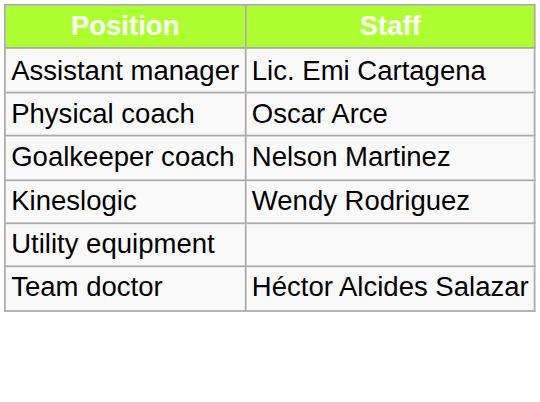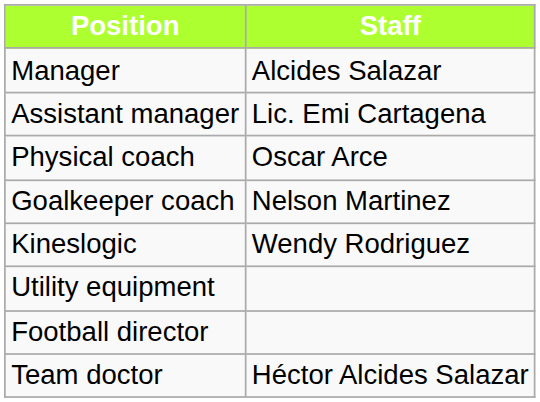+ row: (66, 69)
+ row: (110, 331)
